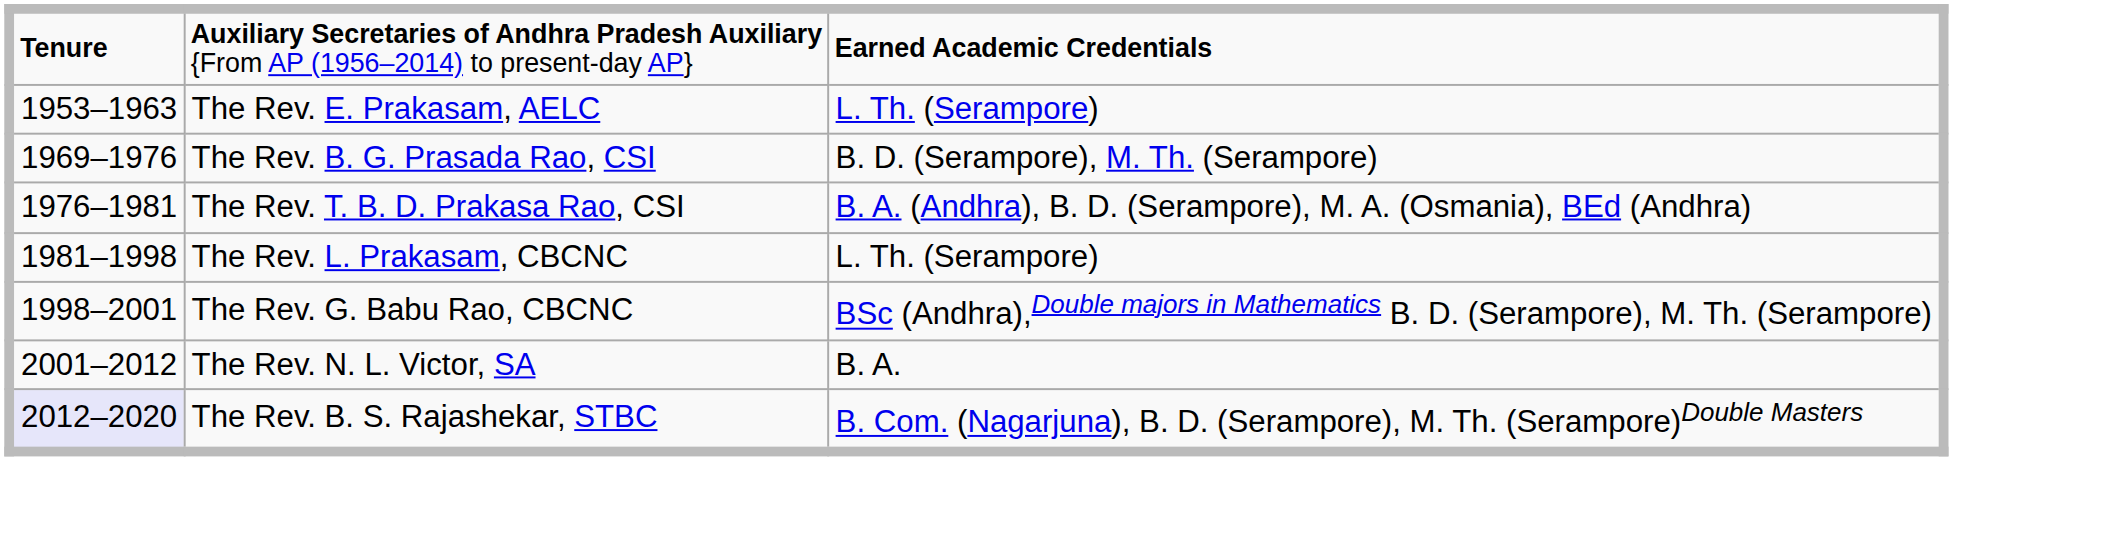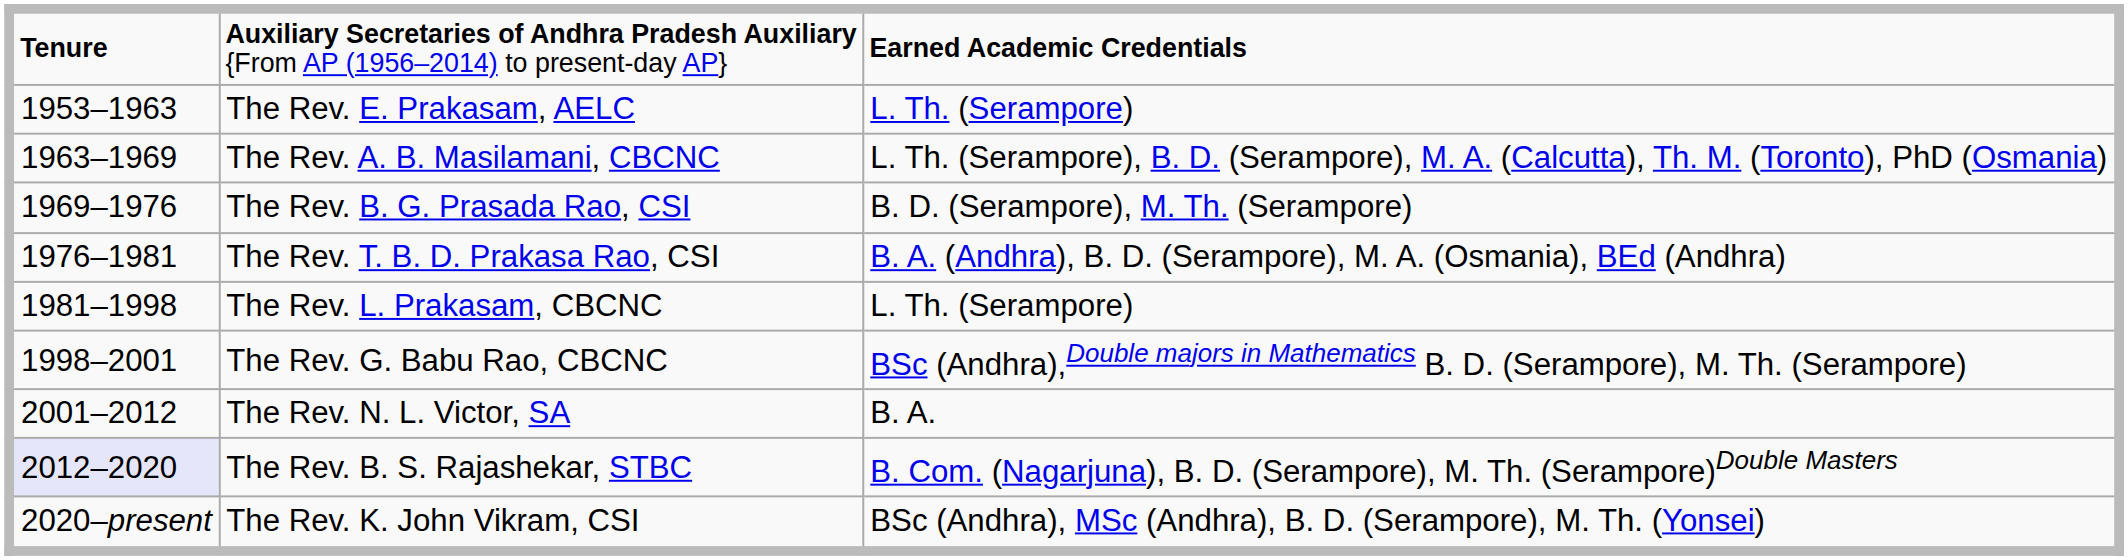+ row: (473, 158)
+ row: (433, 521)
